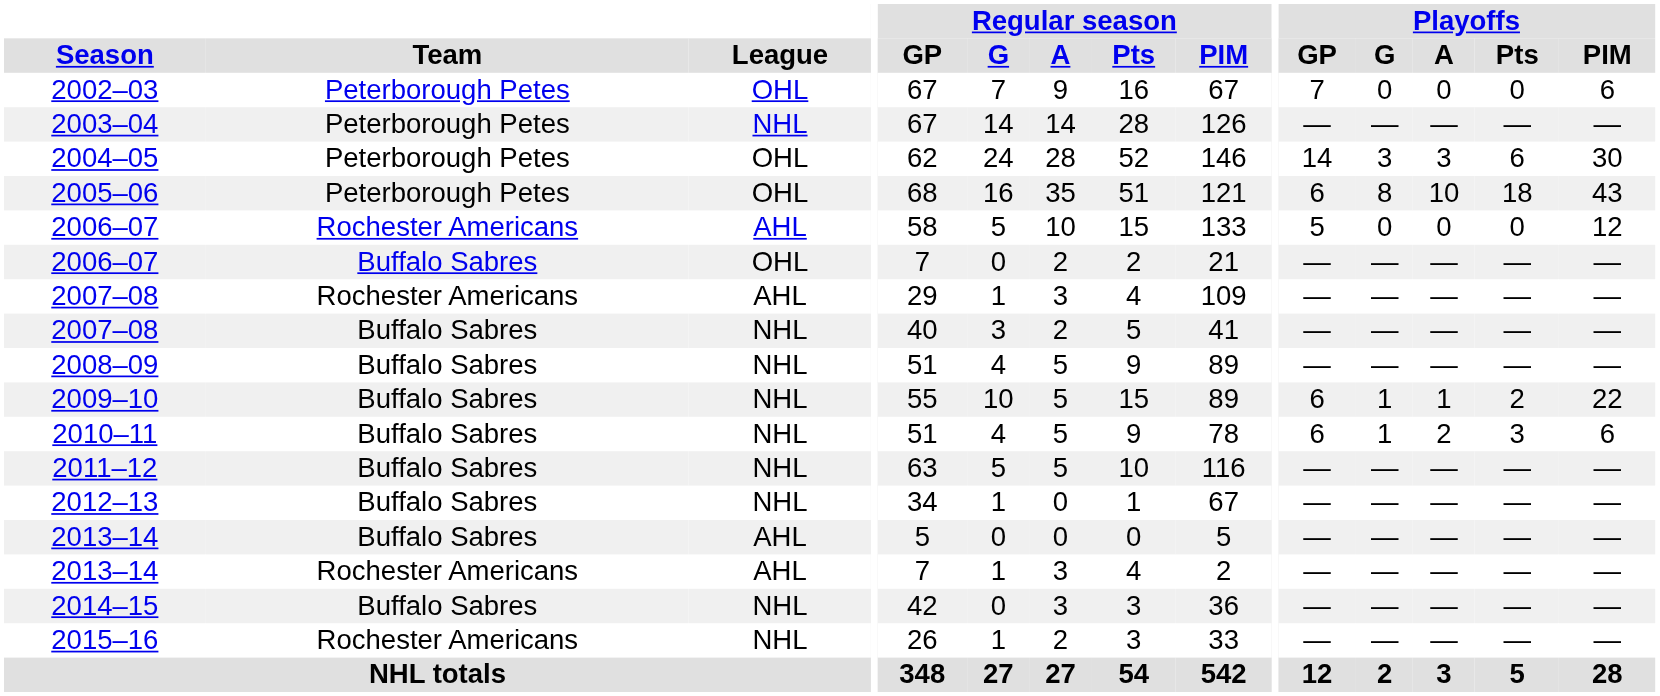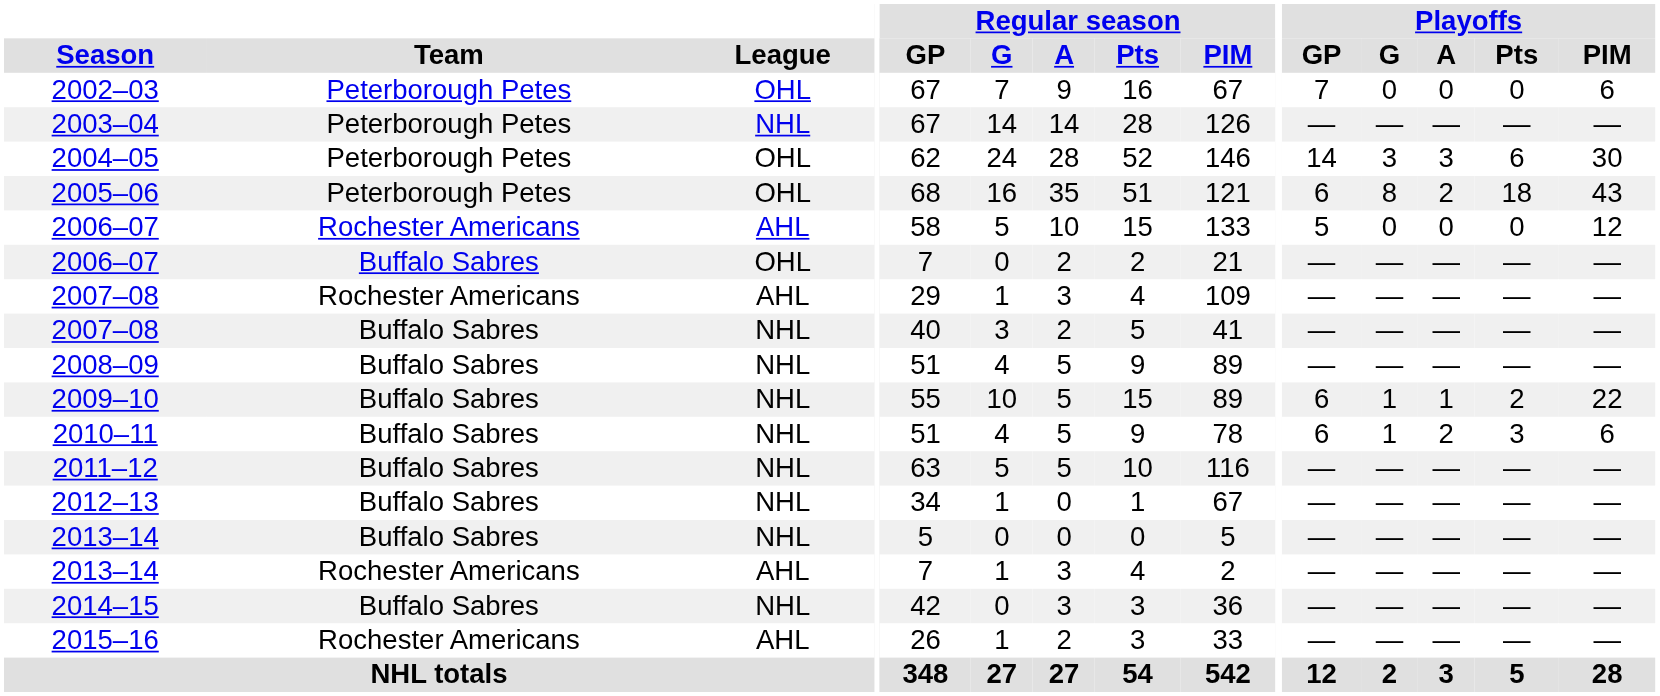(1444, 192) 10 -> (1446, 192) 2
(780, 536) AHL -> (783, 536) NHL
(780, 640) NHL -> (783, 640) AHL
